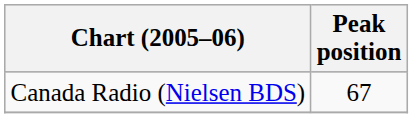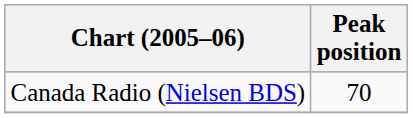(359, 91) 67 -> (359, 91) 70
